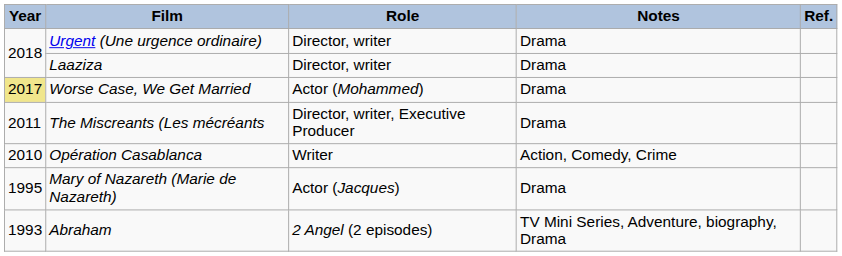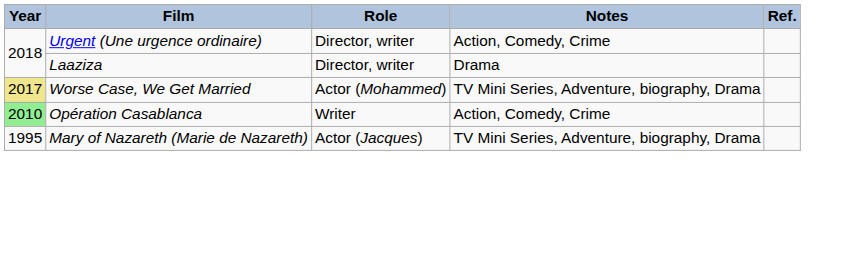(543, 41) Drama -> (532, 41) Action, Comedy, Crime
(543, 89) Drama -> (607, 89) TV Mini Series, Adventure, biography, Drama
- row: (157, 122)
(25, 155) no background -> (25, 114) lightgreen background
(543, 188) Drama -> (607, 138) TV Mini Series, Adventure, biography, Drama
- row: (80, 230)
